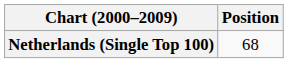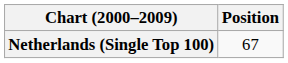(250, 44) 68 -> (250, 44) 67
